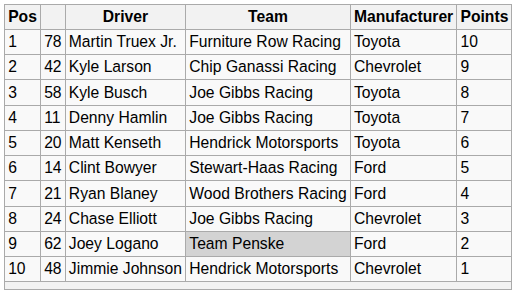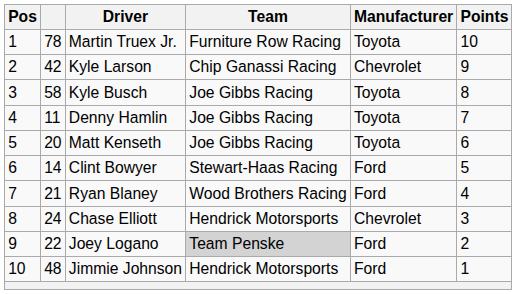(264, 143) Hendrick Motorsports -> (251, 143) Joe Gibbs Racing
(251, 218) Joe Gibbs Racing -> (264, 218) Hendrick Motorsports
(53, 244) 62 -> (53, 244) 22
(387, 269) Chevrolet -> (370, 269) Ford
